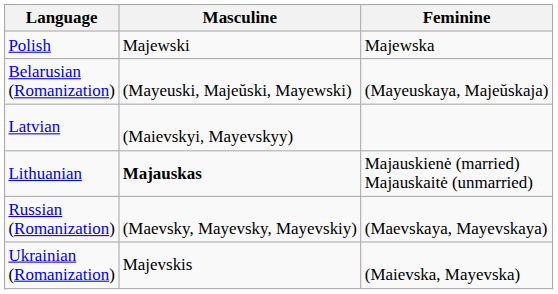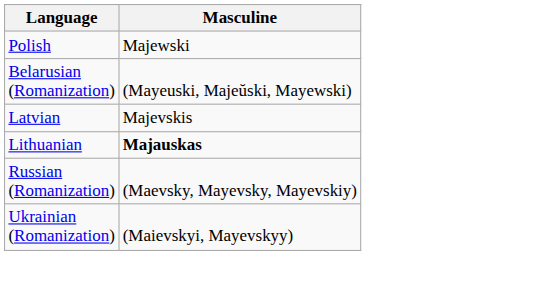- column: (457, 17)
(208, 136) (Maievskyi, Mayevskyy) -> (158, 117) Majevskis
(158, 265) Majevskis -> (208, 236) (Maievskyi, Mayevskyy)
